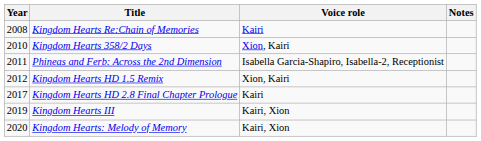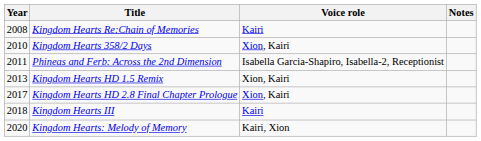(17, 78) 2012 -> (17, 78) 2013
(253, 95) Kairi -> (266, 95) Xion, Kairi
(17, 111) 2019 -> (17, 111) 2018
(266, 111) Kairi, Xion -> (253, 111) Kairi
